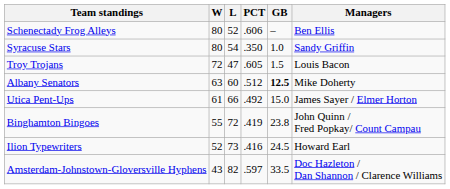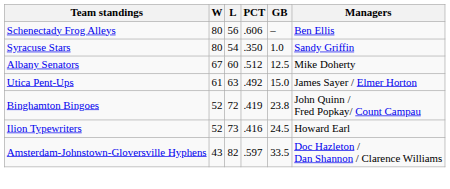(233, 30) 52 -> (233, 30) 56
- row: (35, 64)
(217, 82) 63 -> (217, 64) 67
(280, 82) bold -> (280, 64) normal
(233, 99) 66 -> (233, 82) 63
(217, 122) 55 -> (217, 105) 52
